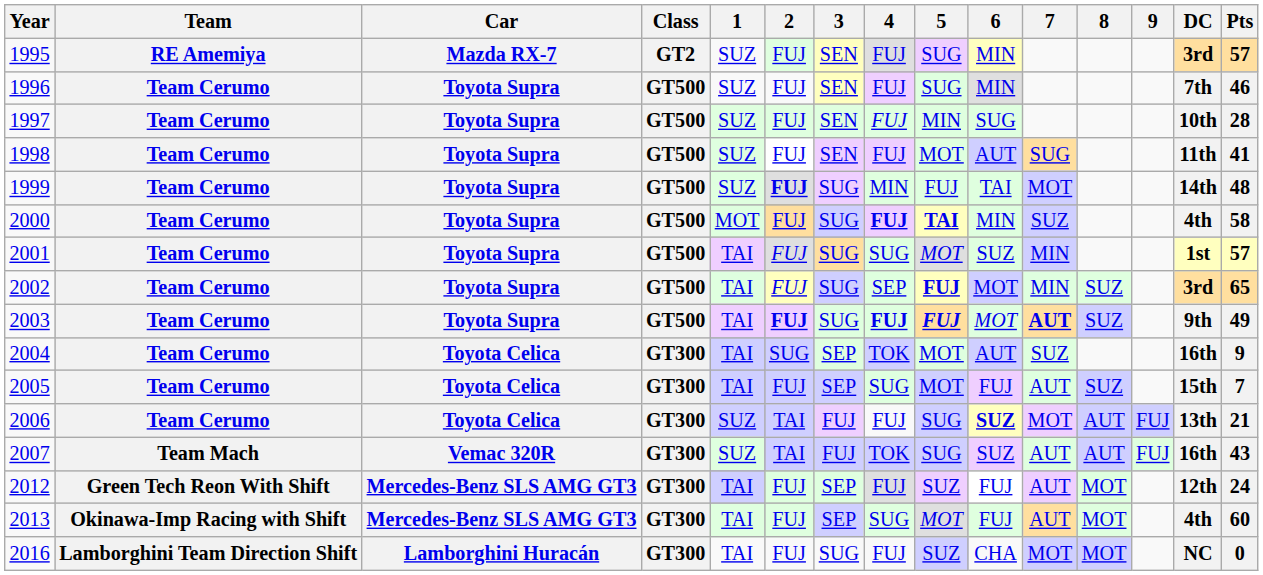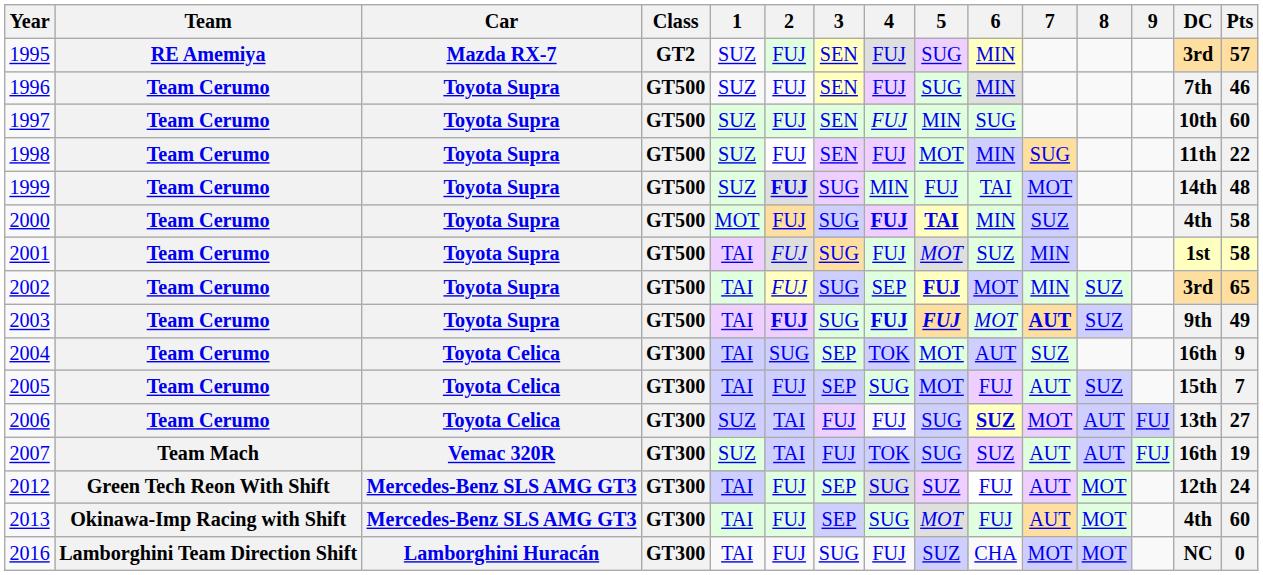(1240, 121) 28 -> (1240, 121) 60
(996, 154) AUT -> (996, 154) MIN
(1240, 154) 41 -> (1240, 154) 22
(889, 254) SUG -> (889, 254) FUJ
(1240, 254) 57 -> (1240, 254) 58
(1240, 420) 21 -> (1240, 420) 27
(1240, 453) 43 -> (1240, 453) 19
(889, 487) FUJ -> (889, 487) SUG
